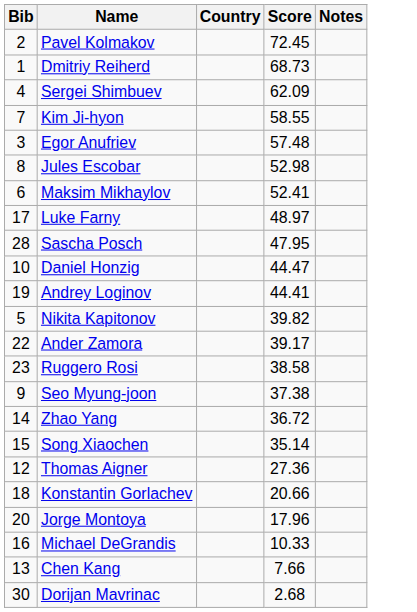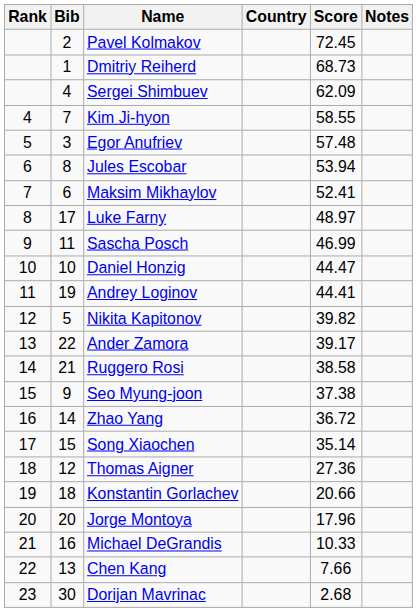+ column: (28, 17)
(290, 167) 52.98 -> (336, 167) 53.94
(21, 243) 28 -> (67, 243) 11
(290, 243) 47.95 -> (336, 243) 46.99
(21, 368) 23 -> (67, 368) 21
